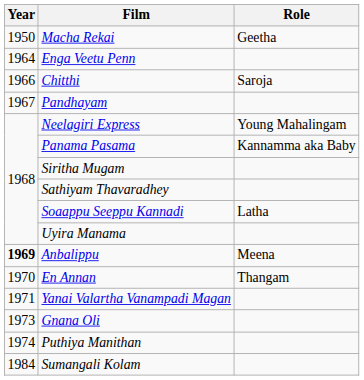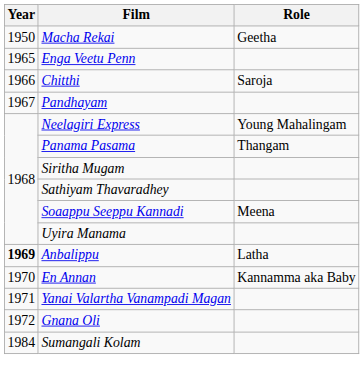(21, 59) 1964 -> (21, 59) 1965
(297, 146) Kannamma aka Baby -> (263, 146) Thangam
(253, 211) Latha -> (256, 211) Meena
(256, 255) Meena -> (253, 255) Latha
(263, 277) Thangam -> (297, 277) Kannamma aka Baby
(21, 320) 1973 -> (21, 320) 1972
- row: (91, 342)
